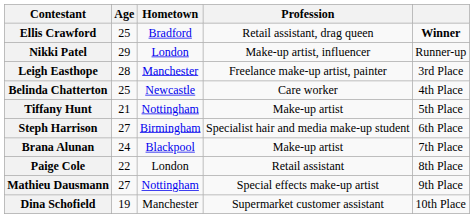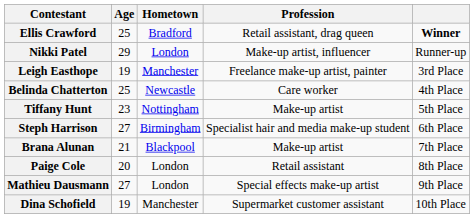(124, 71) 28 -> (124, 71) 19
(124, 109) 21 -> (124, 109) 23
(124, 147) 24 -> (124, 147) 21
(124, 166) 22 -> (124, 166) 20
(170, 185) Nottingham -> (170, 185) London
